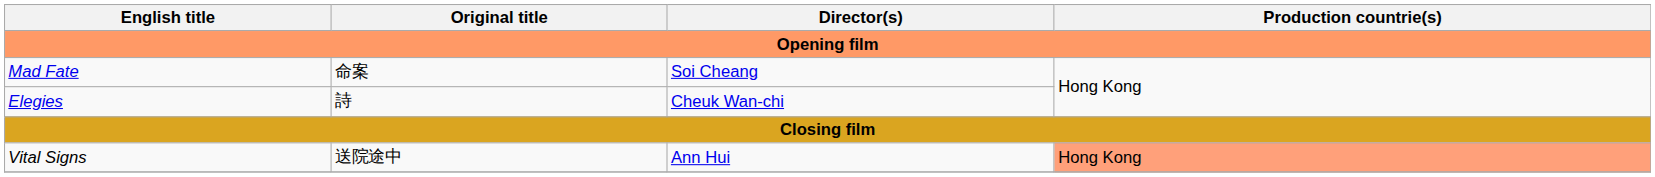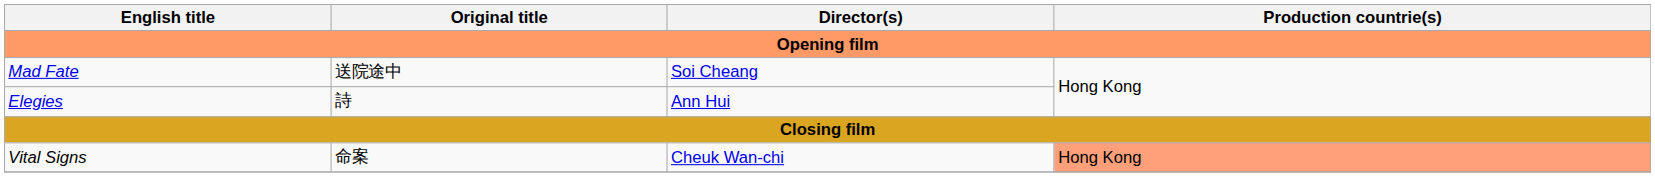(352, 71) 命案 -> (368, 71) 送院途中
(727, 101) Cheuk Wan-chi -> (701, 101) Ann Hui
(368, 156) 送院途中 -> (352, 156) 命案
(701, 157) Ann Hui -> (727, 157) Cheuk Wan-chi
